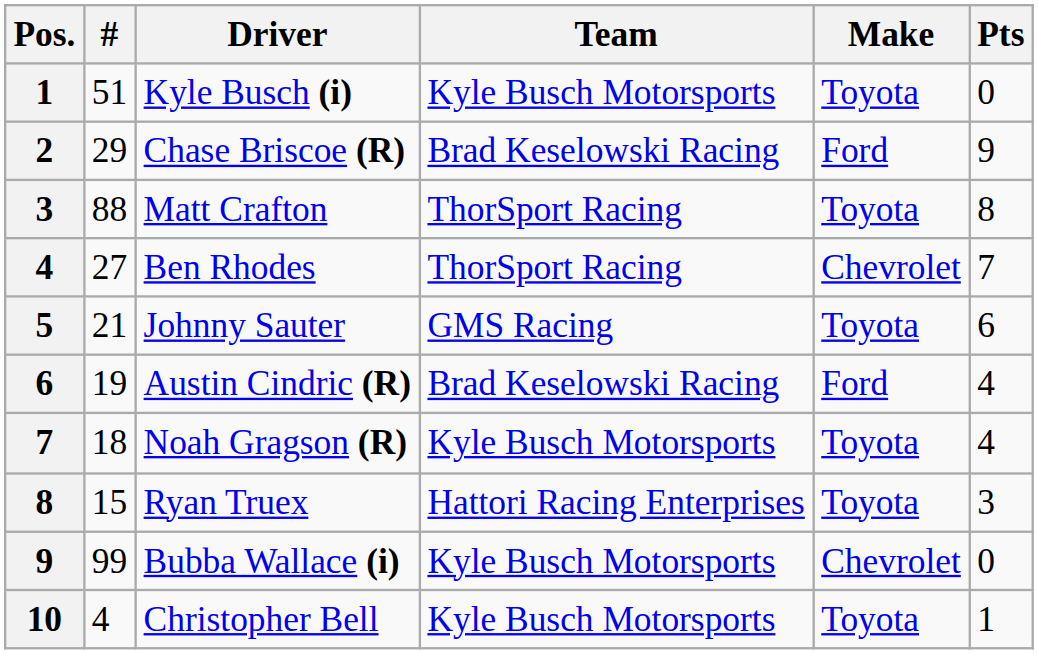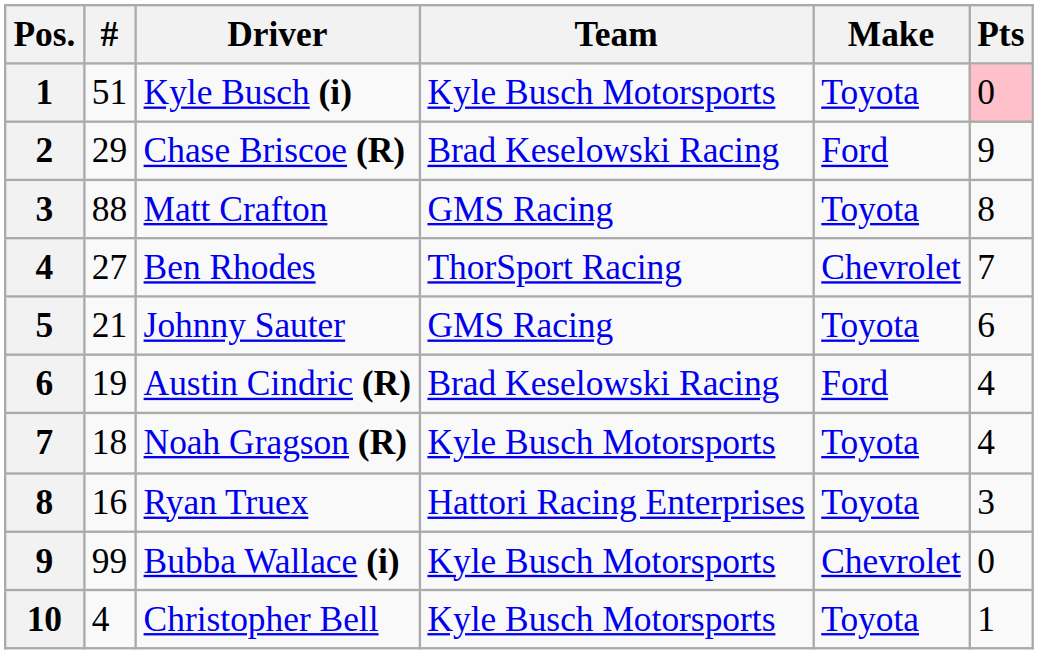(986, 92) no background -> (986, 92) pink background
(555, 209) ThorSport Racing -> (520, 209) GMS Racing
(109, 501) 15 -> (109, 501) 16
